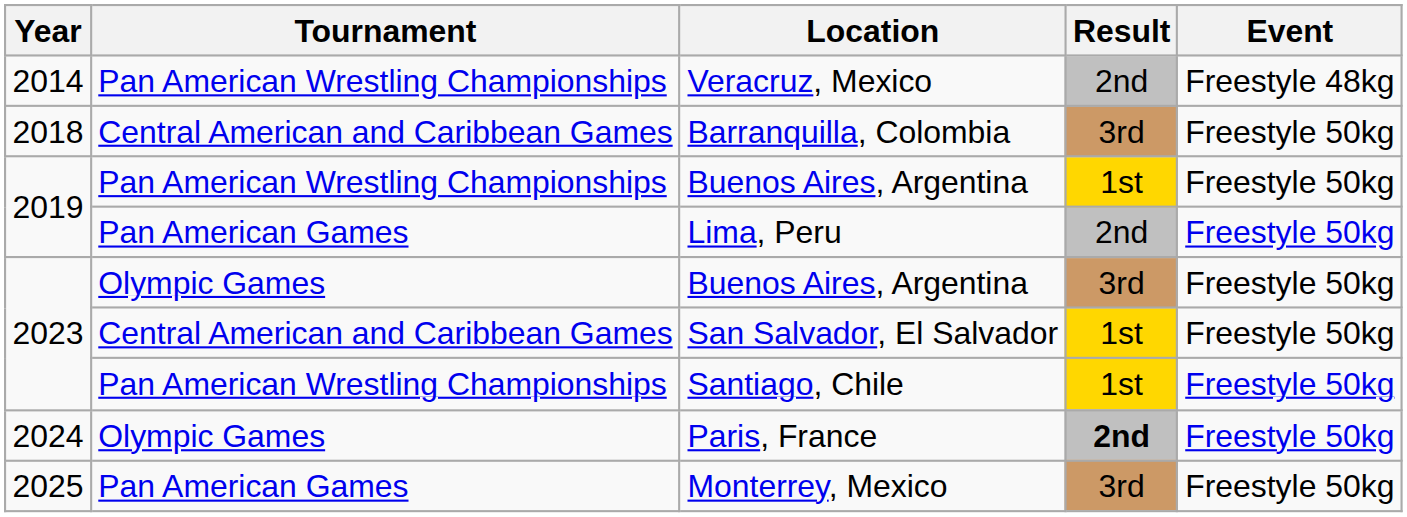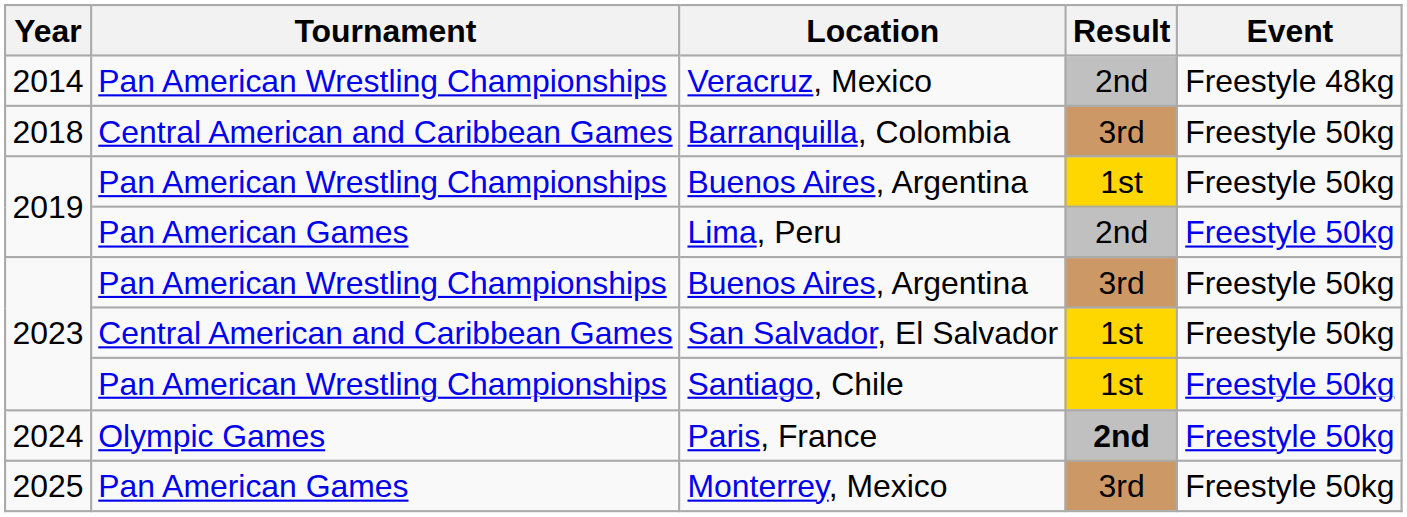(212, 283) Olympic Games -> (383, 283) Pan American Wrestling Championships
